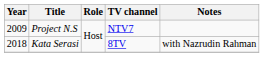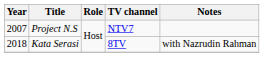(17, 28) 2009 -> (17, 28) 2007
